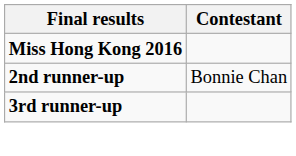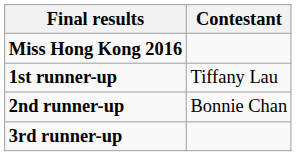+ row: (63, 77)
